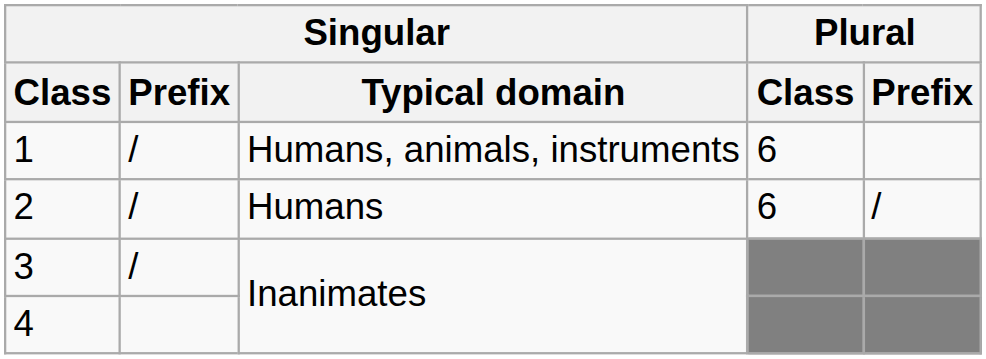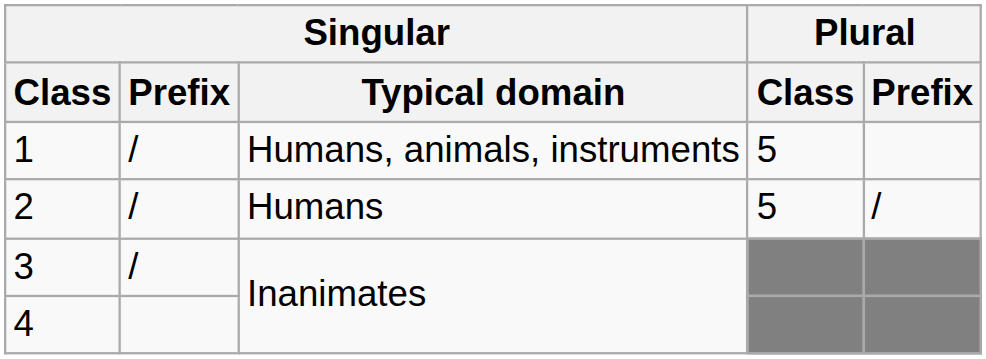(767, 149) 6 -> (767, 149) 5
(767, 207) 6 -> (767, 207) 5
